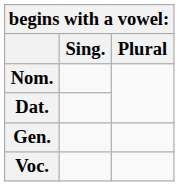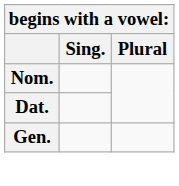- row: (32, 166)
